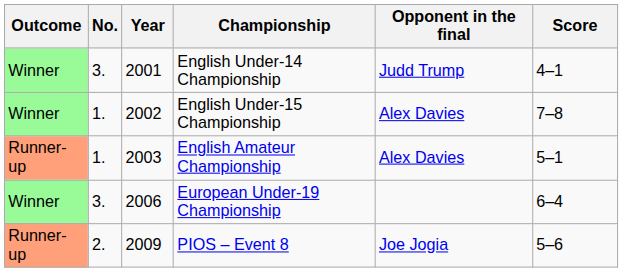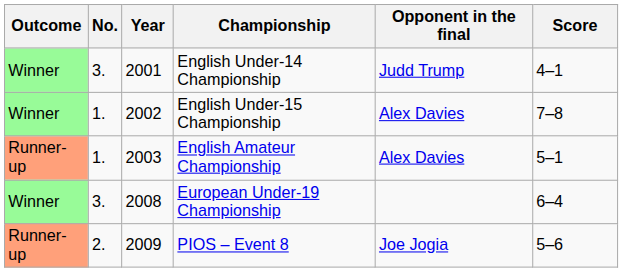(143, 201) 2006 -> (143, 201) 2008
